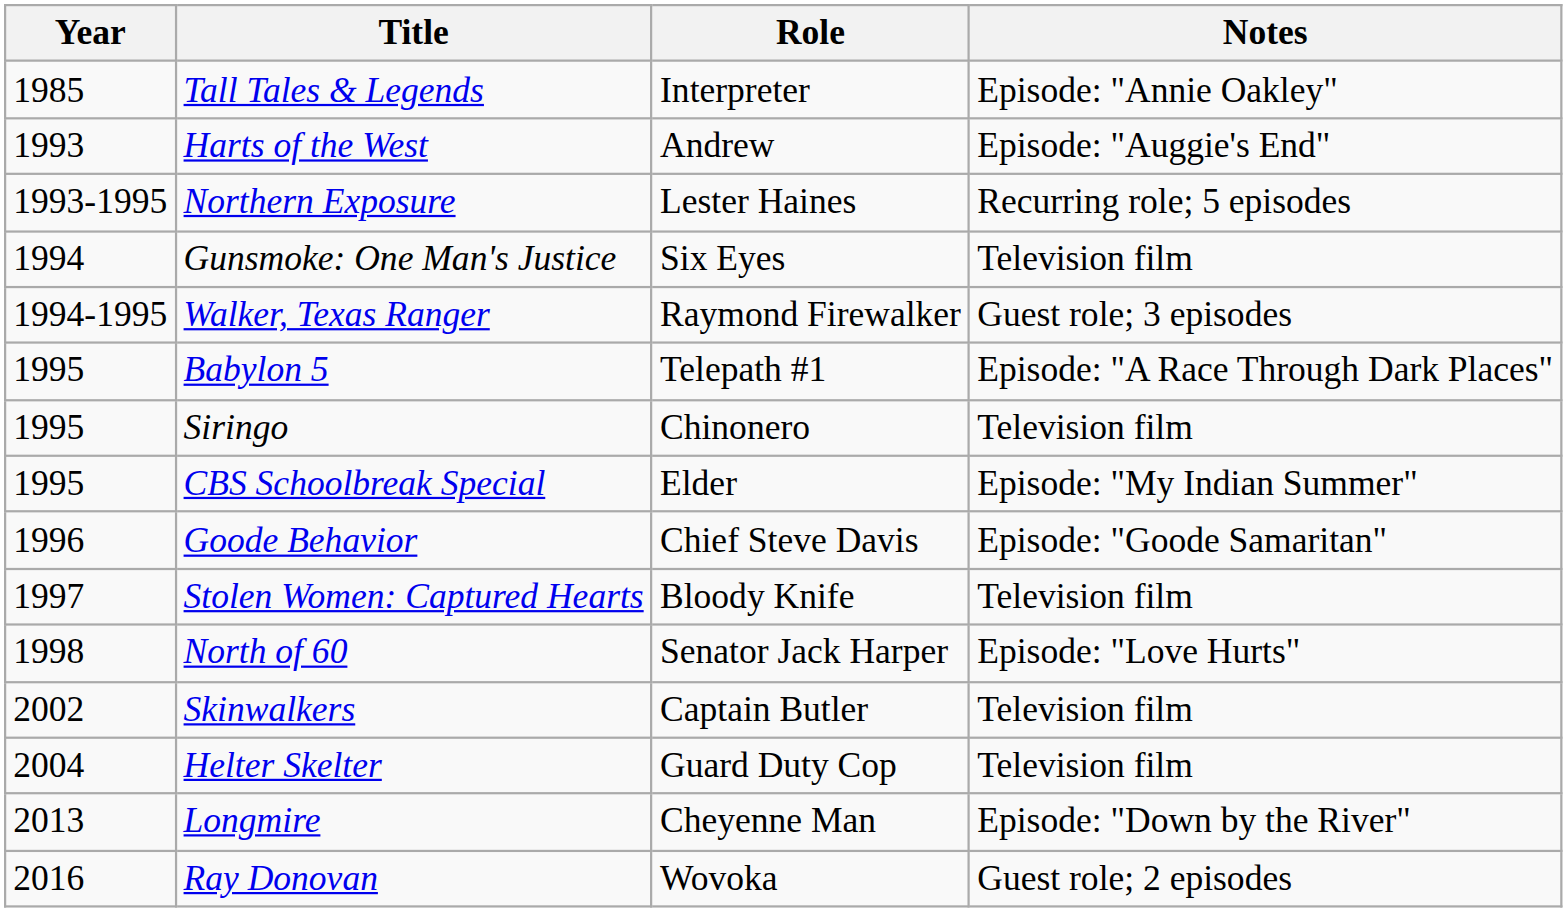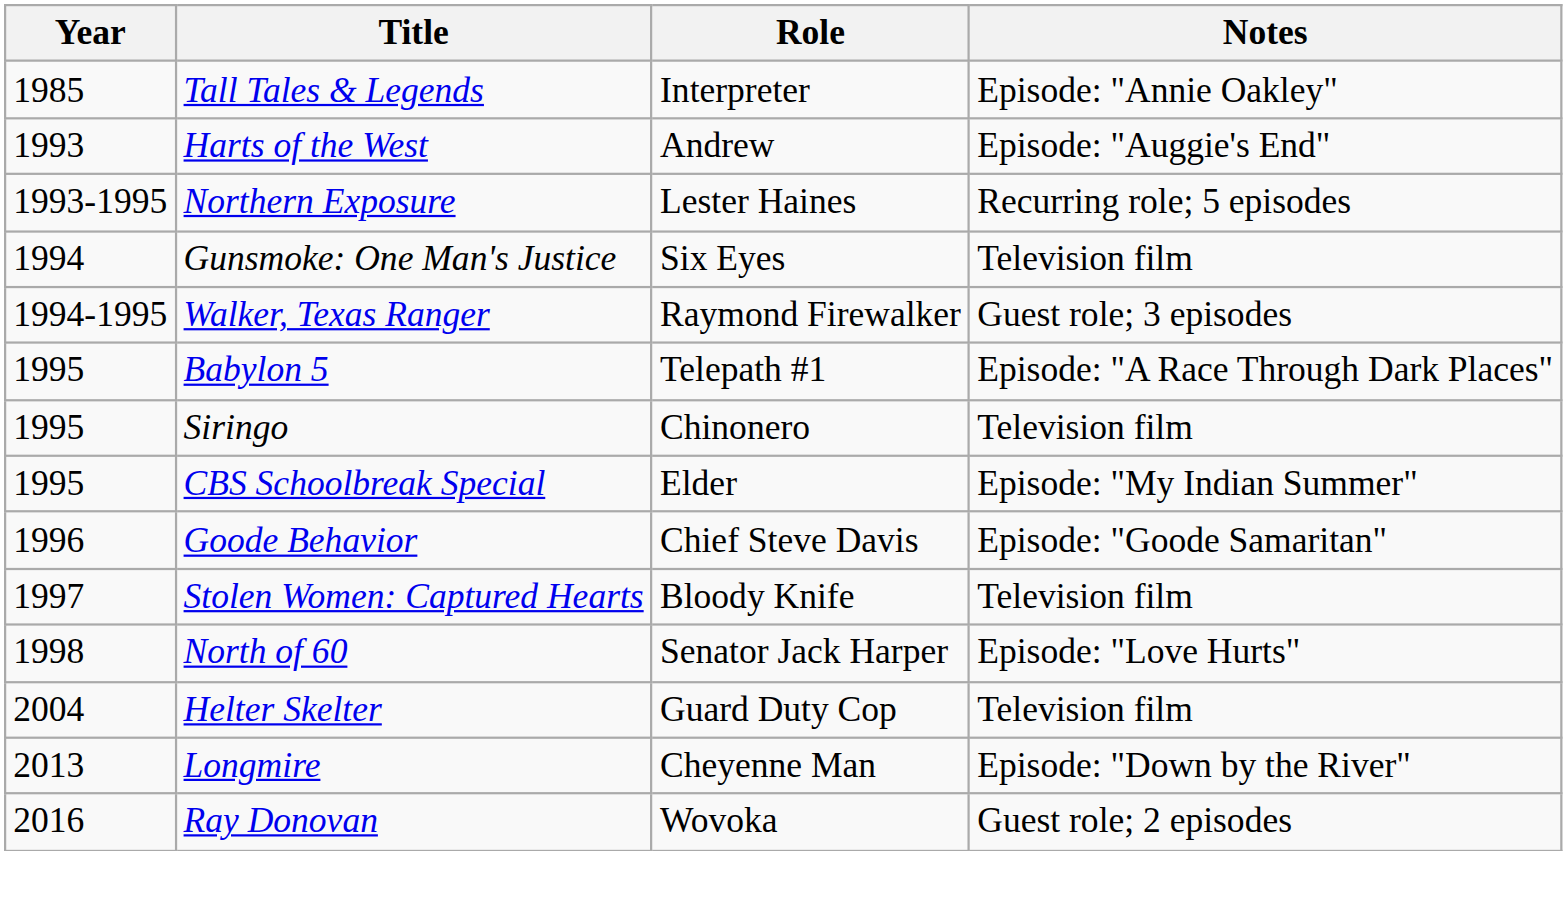- row: (269, 708)
